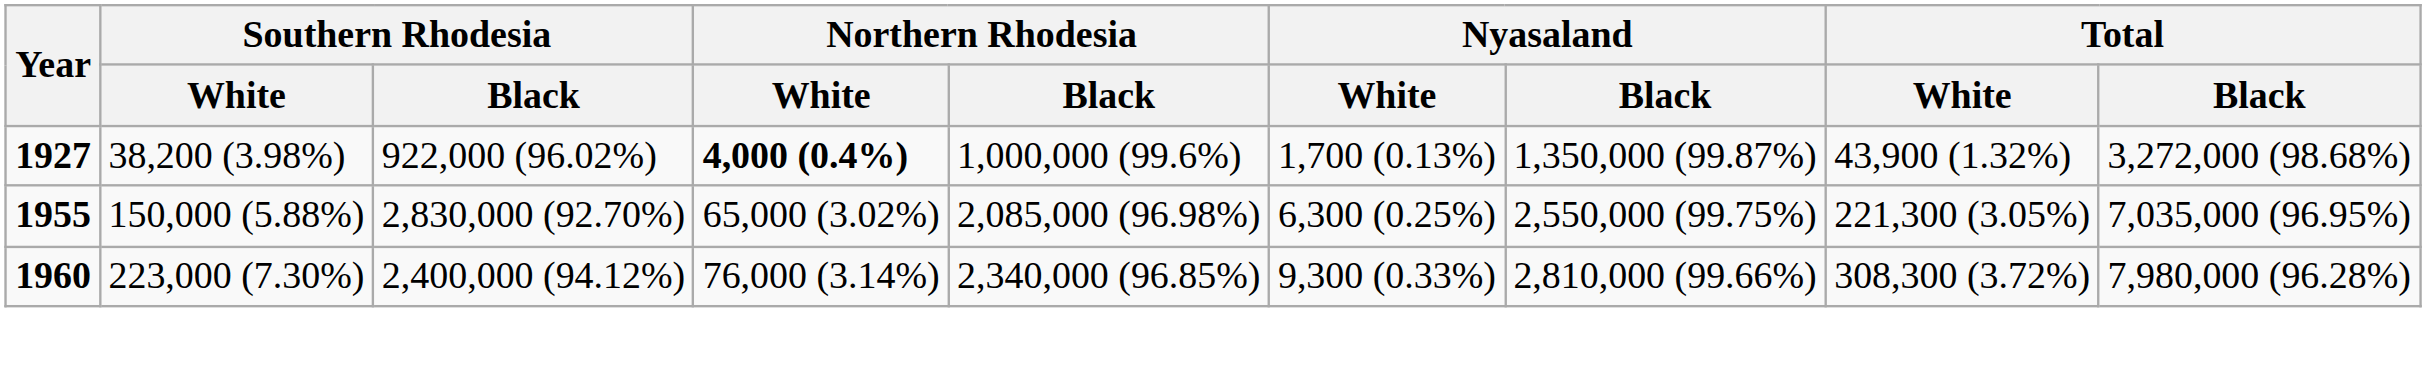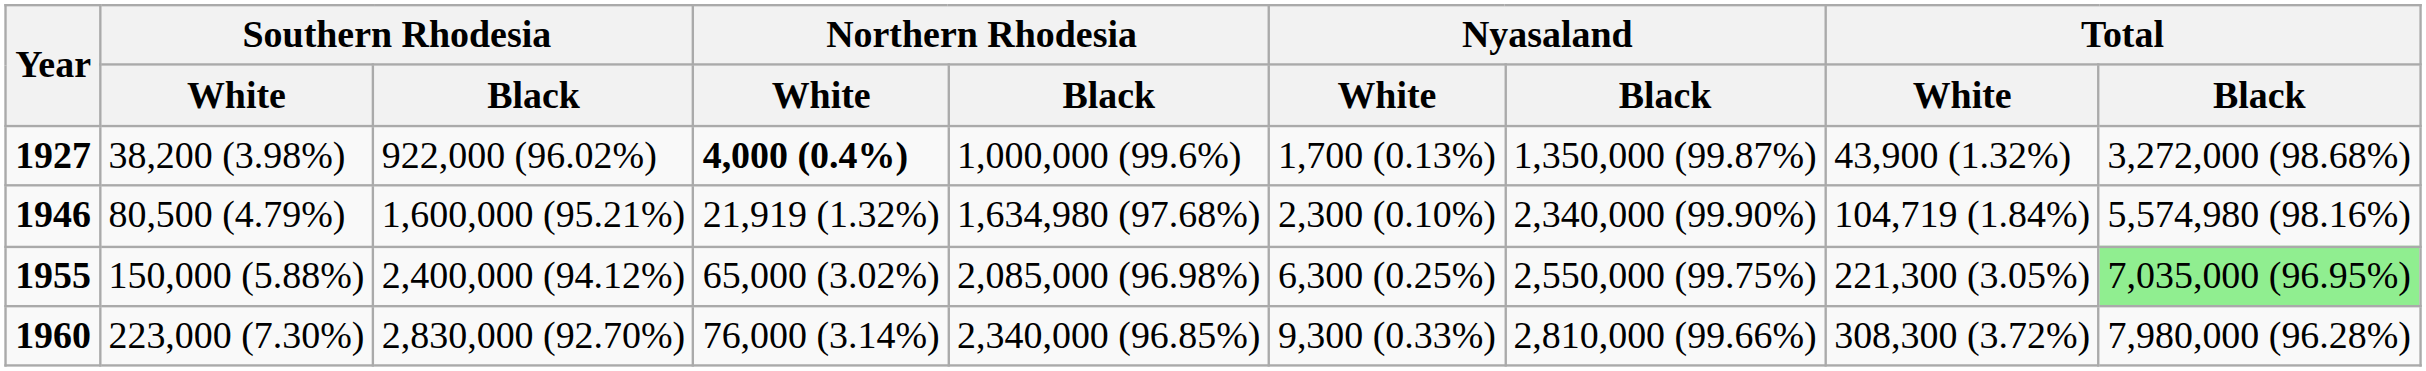+ row: (53, 214)
(534, 214) 2,830,000 (92.70%) -> (534, 275) 2,400,000 (94.12%)
(2259, 214) no background -> (2259, 275) lightgreen background
(534, 275) 2,400,000 (94.12%) -> (534, 335) 2,830,000 (92.70%)
